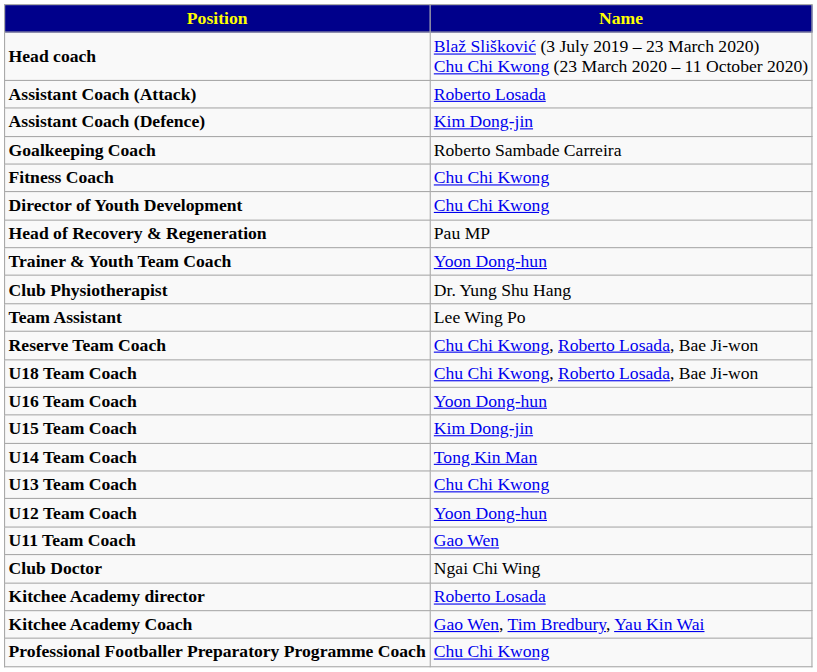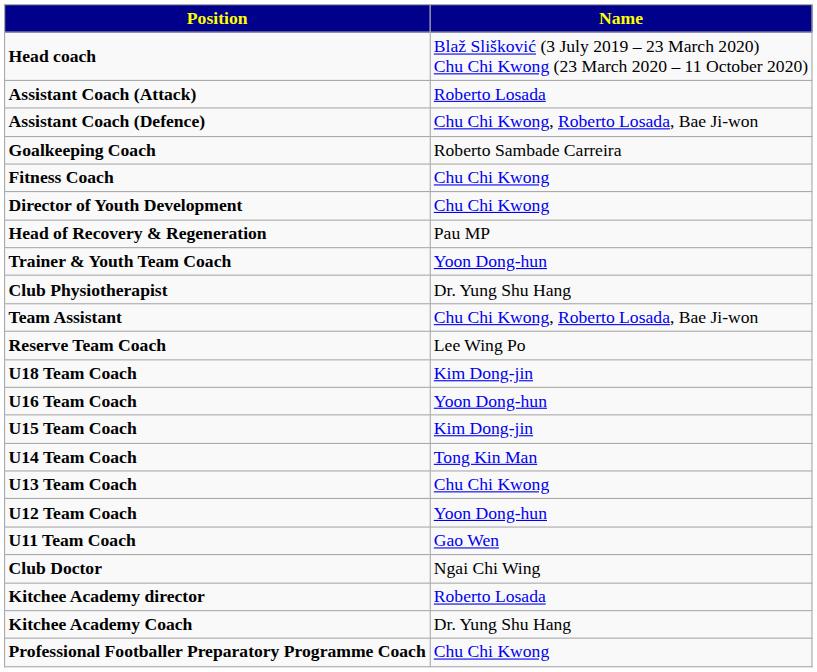(483, 121) Kim Dong-jin -> (596, 121) Chu Chi Kwong, Roberto Losada, Bae Ji-won
(480, 317) Lee Wing Po -> (596, 317) Chu Chi Kwong, Roberto Losada, Bae Ji-won
(596, 345) Chu Chi Kwong, Roberto Losada, Bae Ji-won -> (480, 345) Lee Wing Po
(596, 373) Chu Chi Kwong, Roberto Losada, Bae Ji-won -> (483, 373) Kim Dong-jin
(569, 624) Gao Wen, Tim Bredbury, Yau Kin Wai -> (502, 624) Dr. Yung Shu Hang
